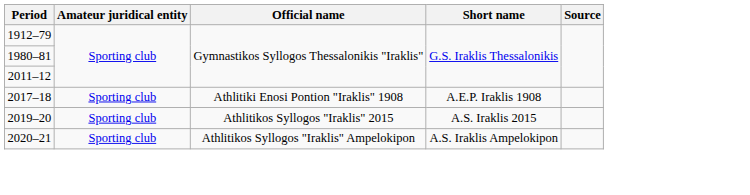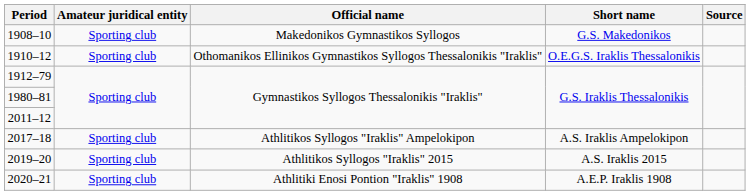+ row: (29, 35)
+ row: (29, 56)
(308, 97) Athlitiki Enosi Pontion "Iraklis" 1908 -> (368, 138) Athlitikos Syllogos "Iraklis" Ampelokipon
(494, 97) A.E.P. Iraklis 1908 -> (624, 138) A.S. Iraklis Ampelokipon
(308, 138) Athlitikos Syllogos "Iraklis" Ampelokipon -> (368, 179) Athlitiki Enosi Pontion "Iraklis" 1908
(494, 138) A.S. Iraklis Ampelokipon -> (624, 179) A.E.P. Iraklis 1908
